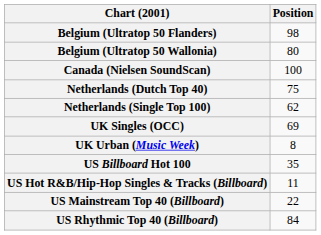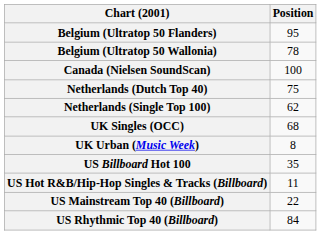(293, 32) 98 -> (293, 32) 95
(293, 51) 80 -> (293, 51) 78
(293, 126) 69 -> (293, 126) 68
